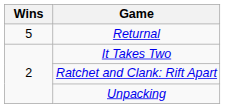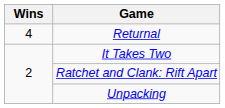(29, 34) 5 -> (29, 34) 4
